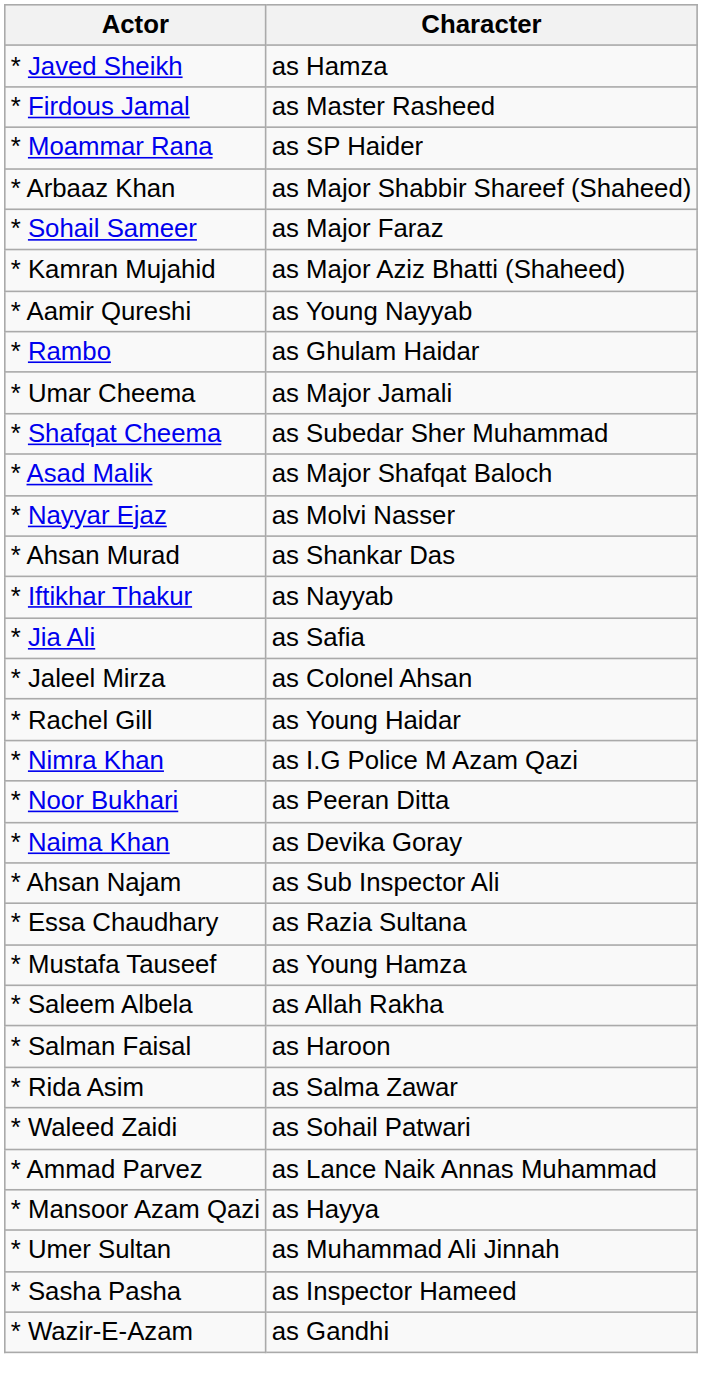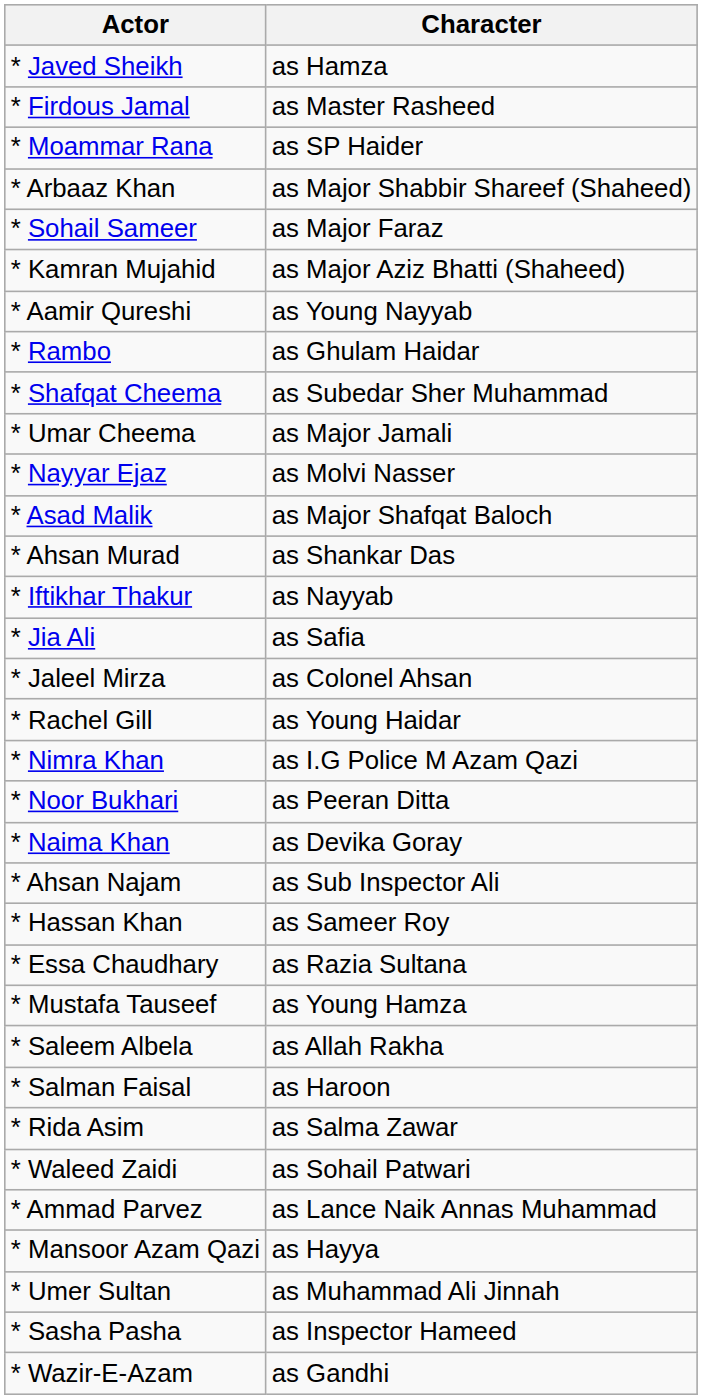rows swapped: (116, 433) <-> (103, 392)
rows swapped: (82, 474) <-> (89, 515)
+ row: (97, 923)
